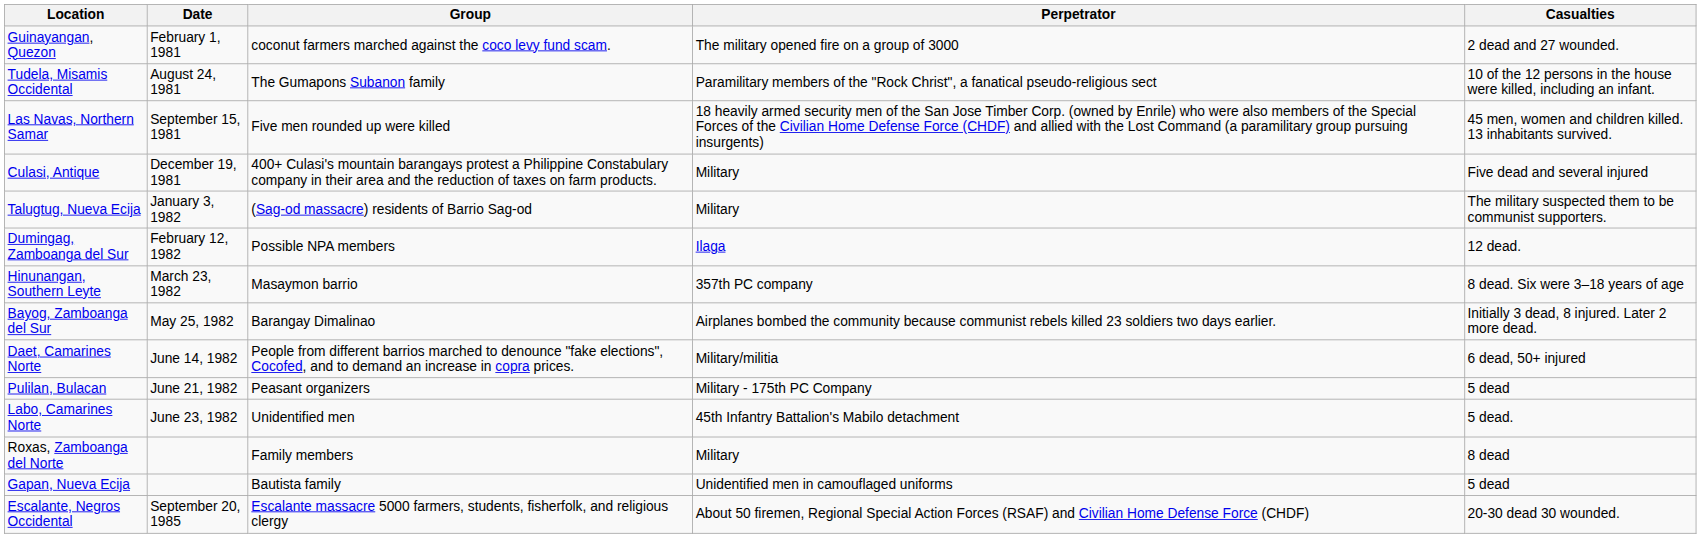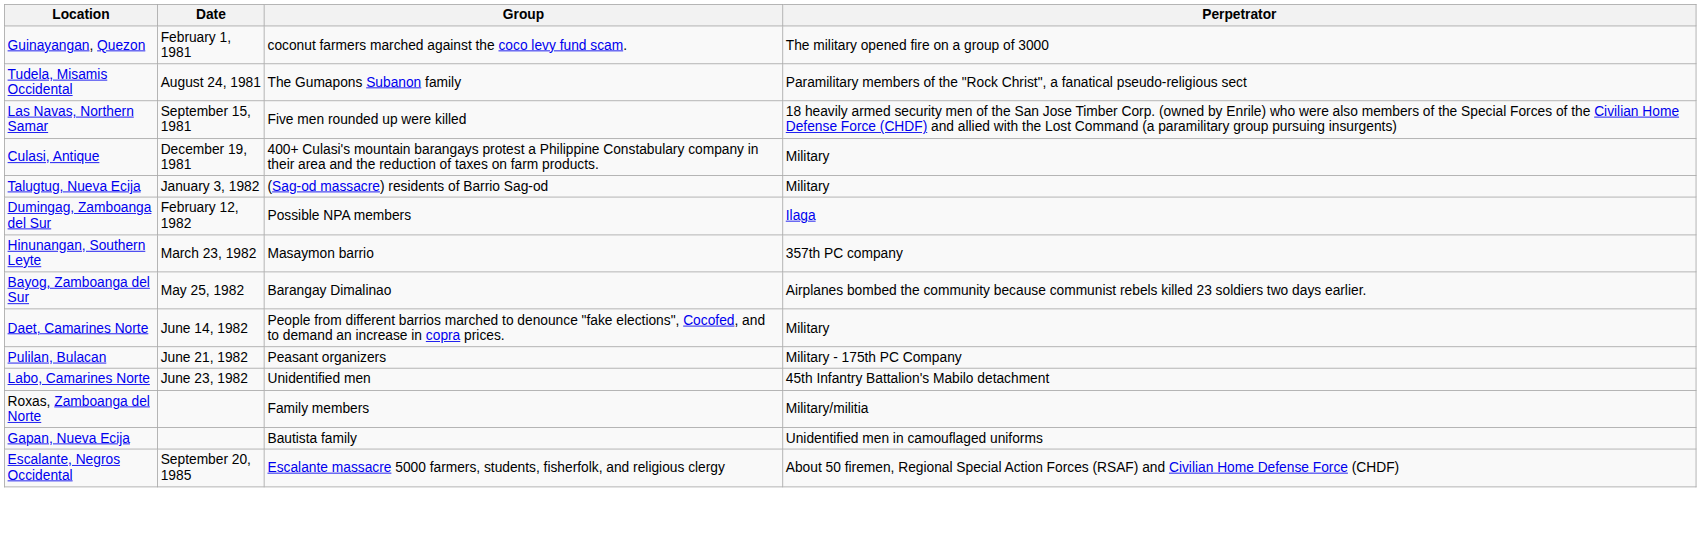- column: (1580, 15)
(737, 358) Military/militia -> (808, 327) Military
(717, 455) Military -> (827, 408) Military/militia
